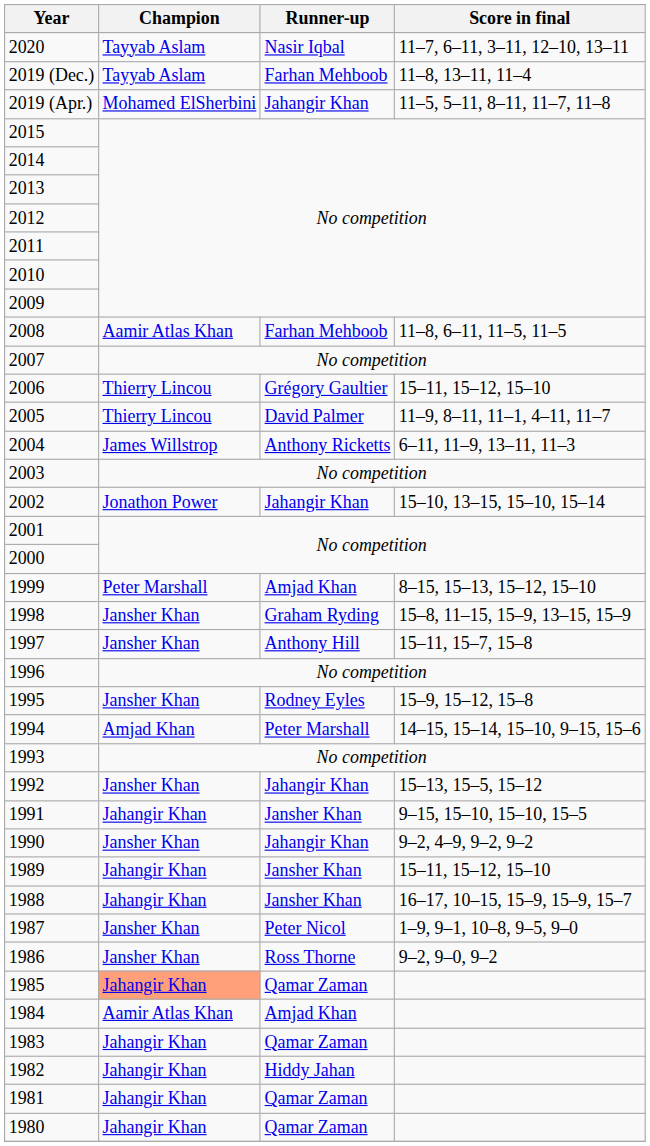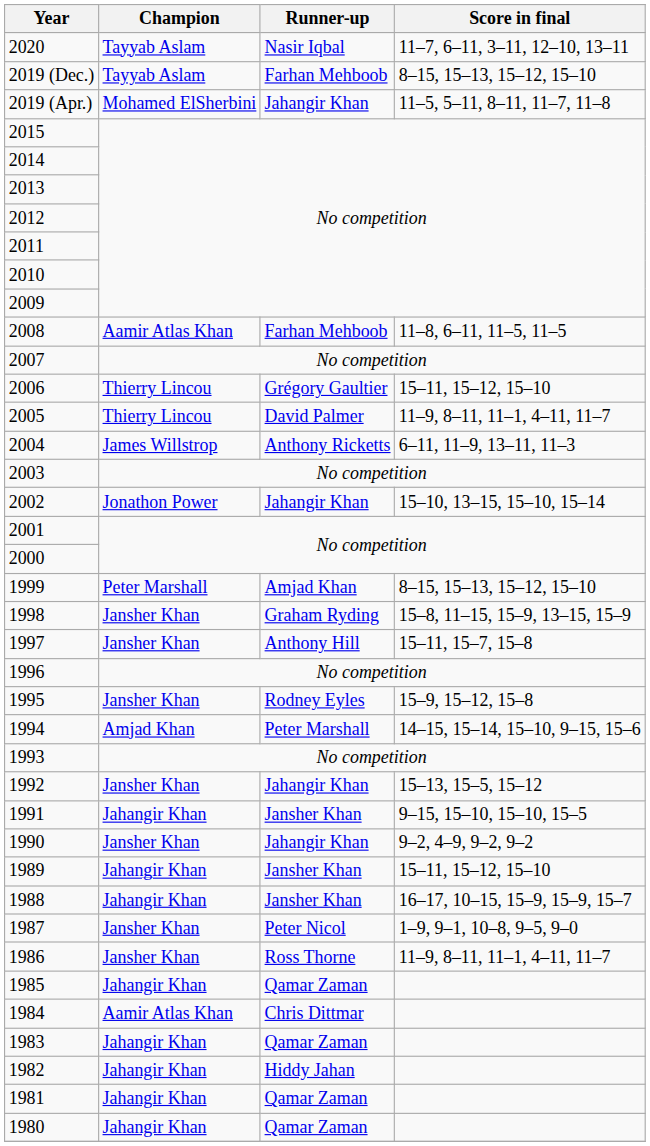(465, 75) 11–8, 13–11, 11–4 -> (497, 75) 8–15, 15–13, 15–12, 15–10
(448, 956) 9–2, 9–0, 9–2 -> (505, 956) 11–9, 8–11, 11–1, 4–11, 11–7
(155, 984) lightsalmon background -> (155, 984) no background
(311, 1013) Amjad Khan -> (314, 1013) Chris Dittmar
